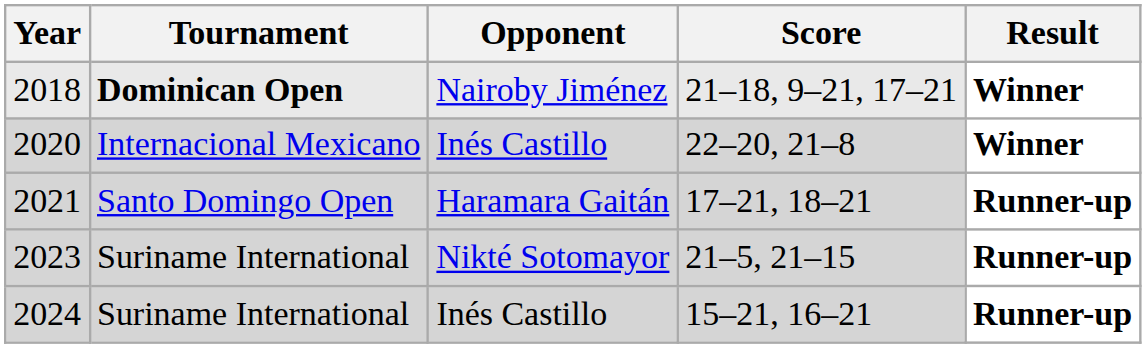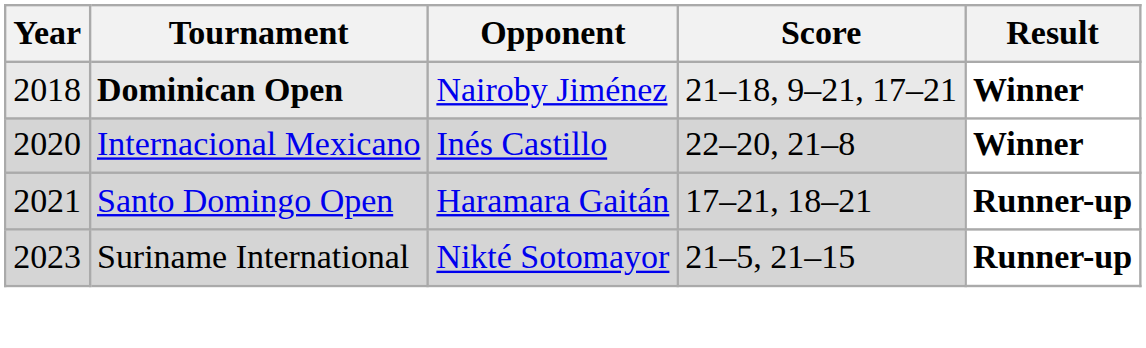- row: (47, 313)
